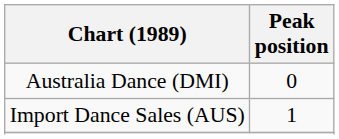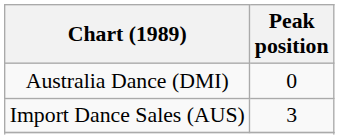(292, 115) 1 -> (292, 115) 3
